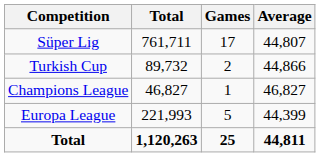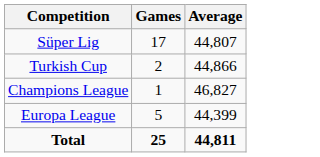- column: (166, 16)
